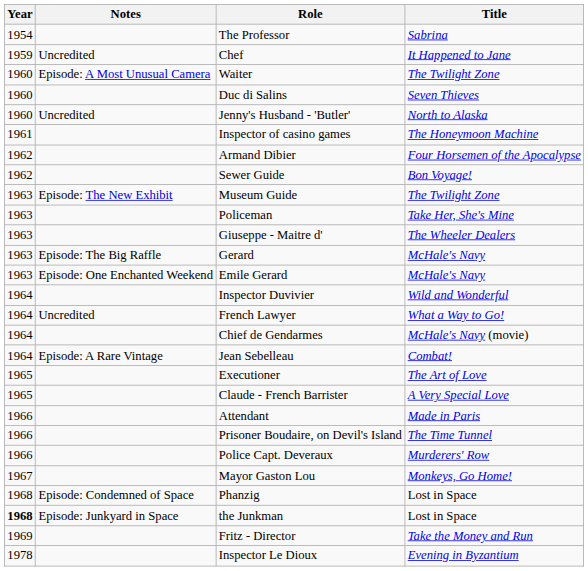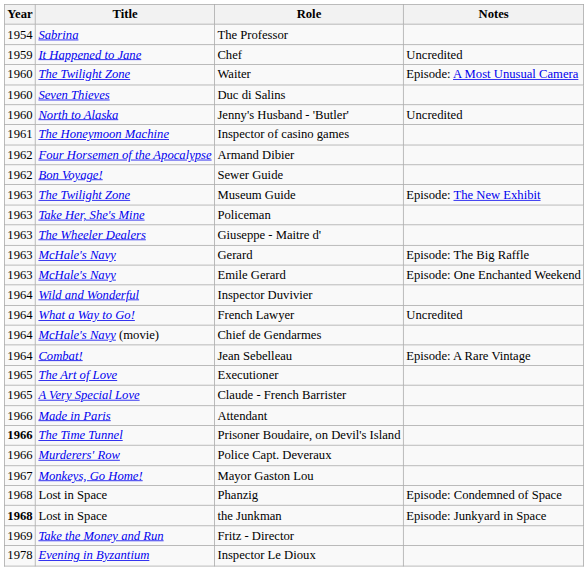columns swapped: (494, 14) <-> (126, 14)
(20, 435) normal -> (20, 435) bold
